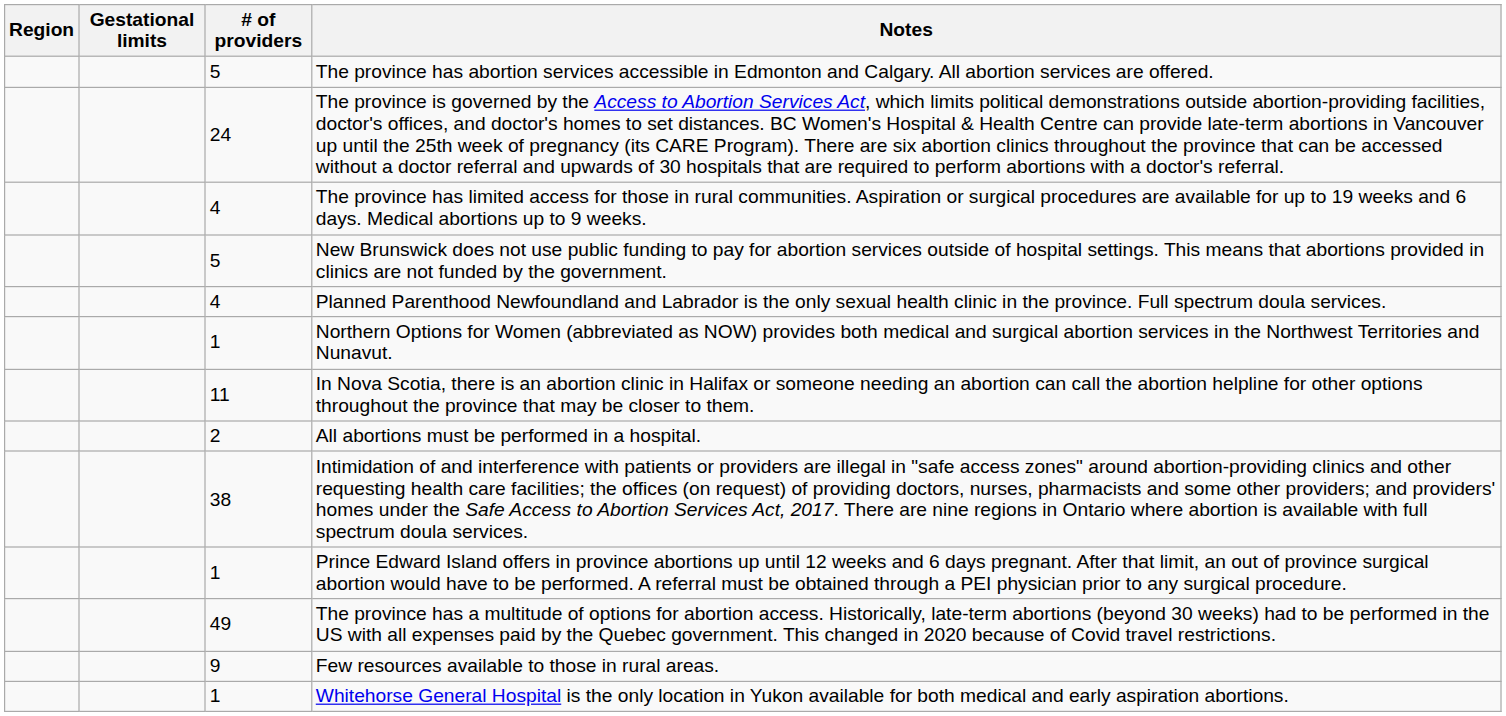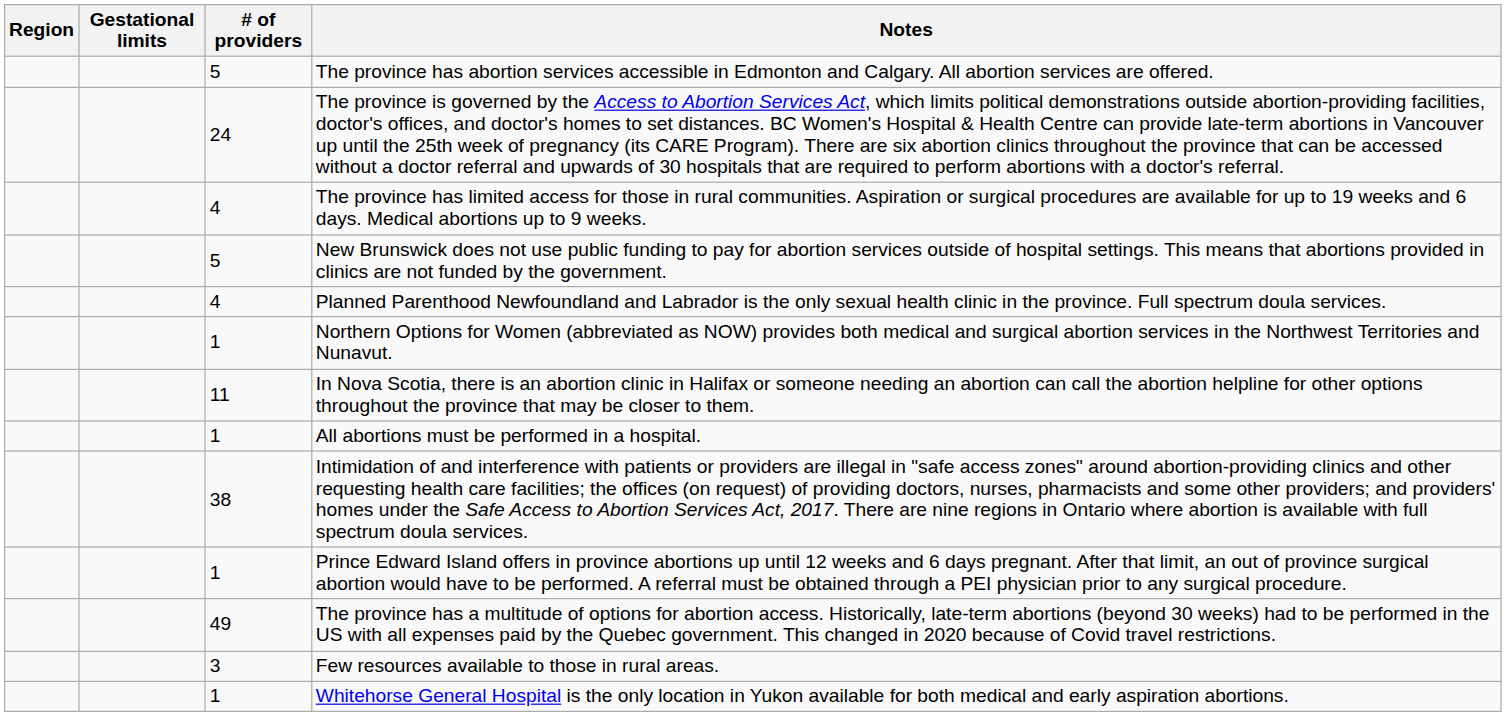(215, 436) 2 -> (215, 436) 1
(215, 665) 9 -> (215, 665) 3
